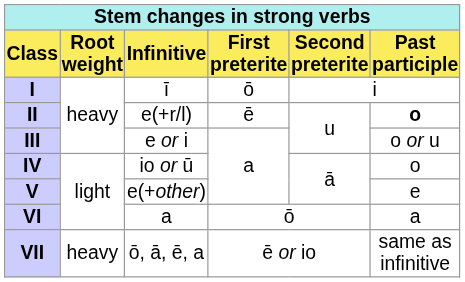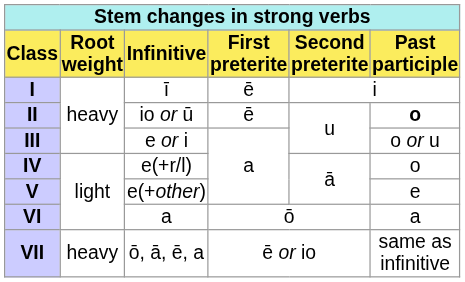(249, 89) ō -> (249, 89) ē
(166, 115) e(+r/l) -> (166, 115) io or ū
(166, 166) io or ū -> (166, 166) e(+r/l)
